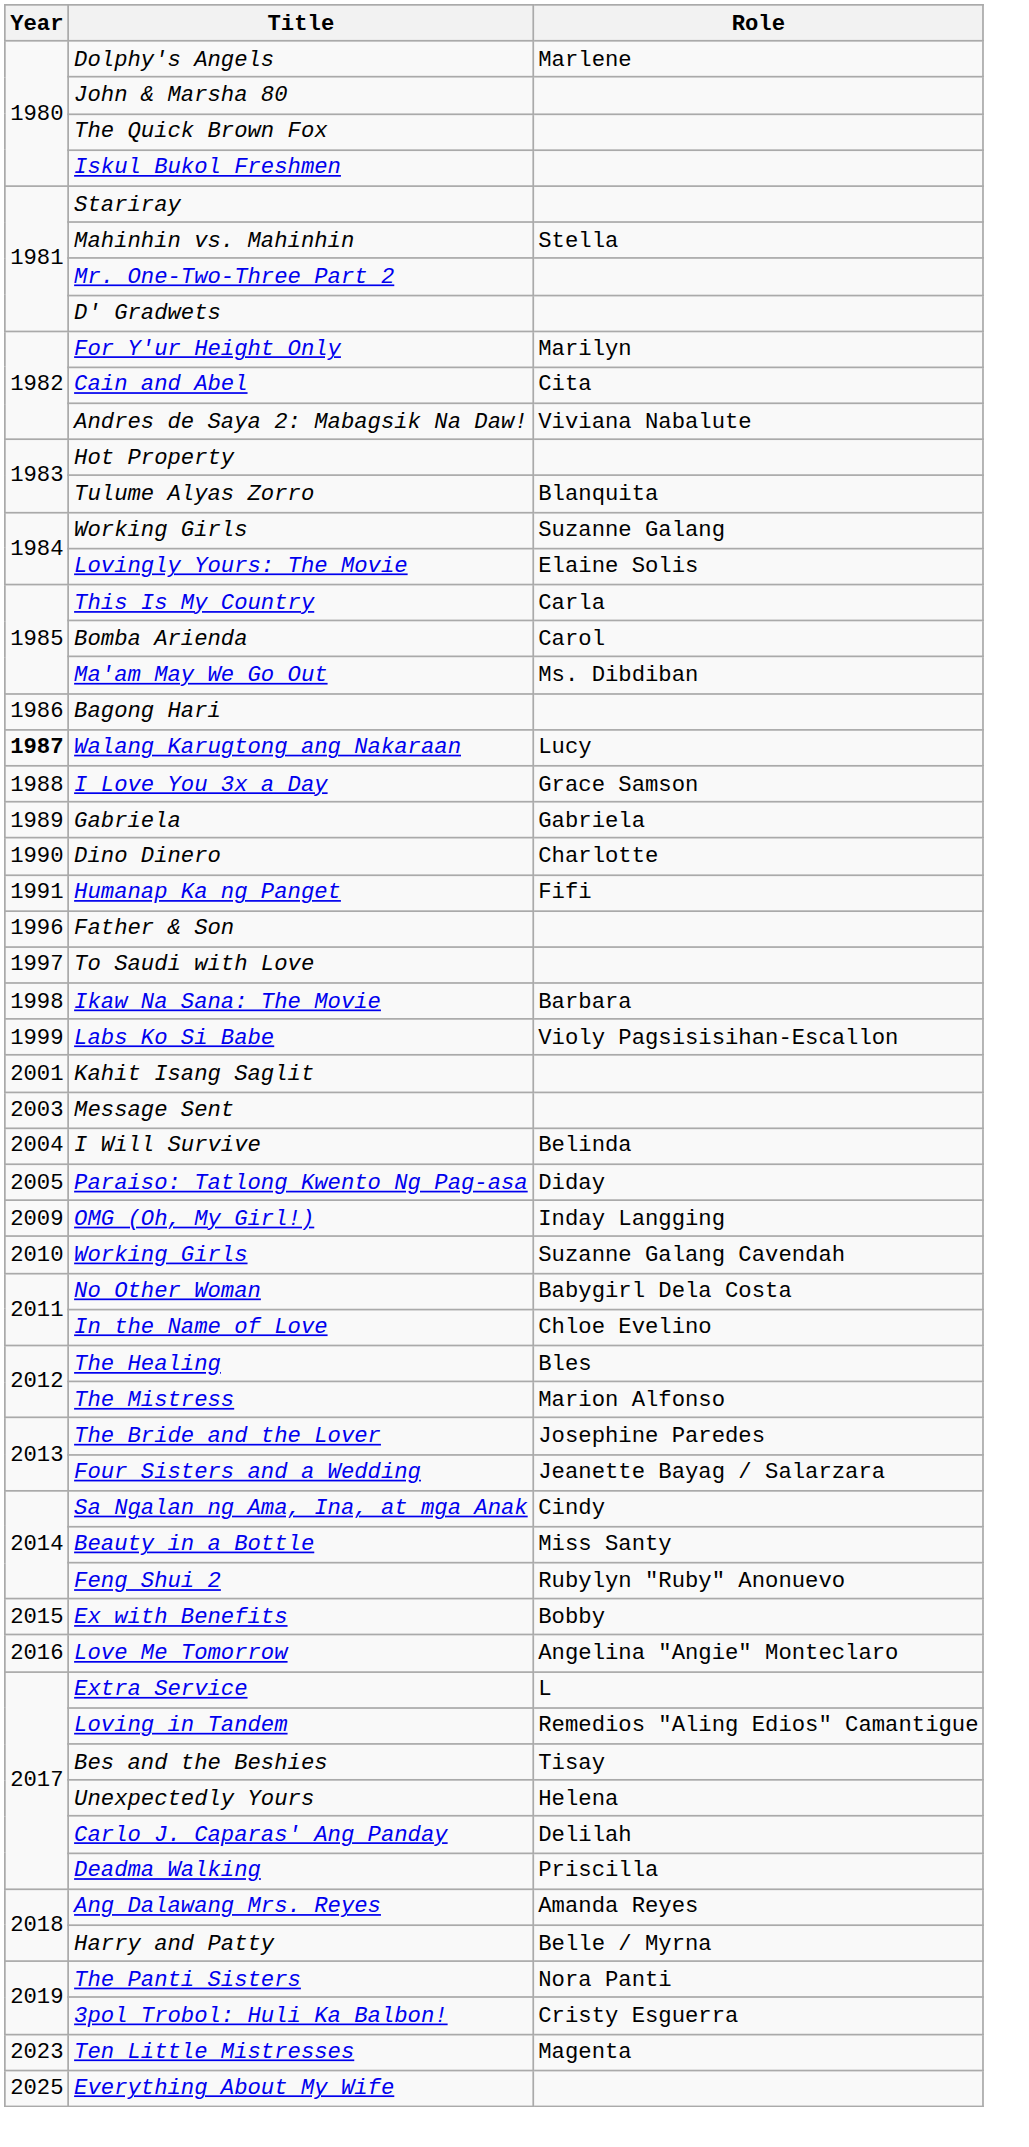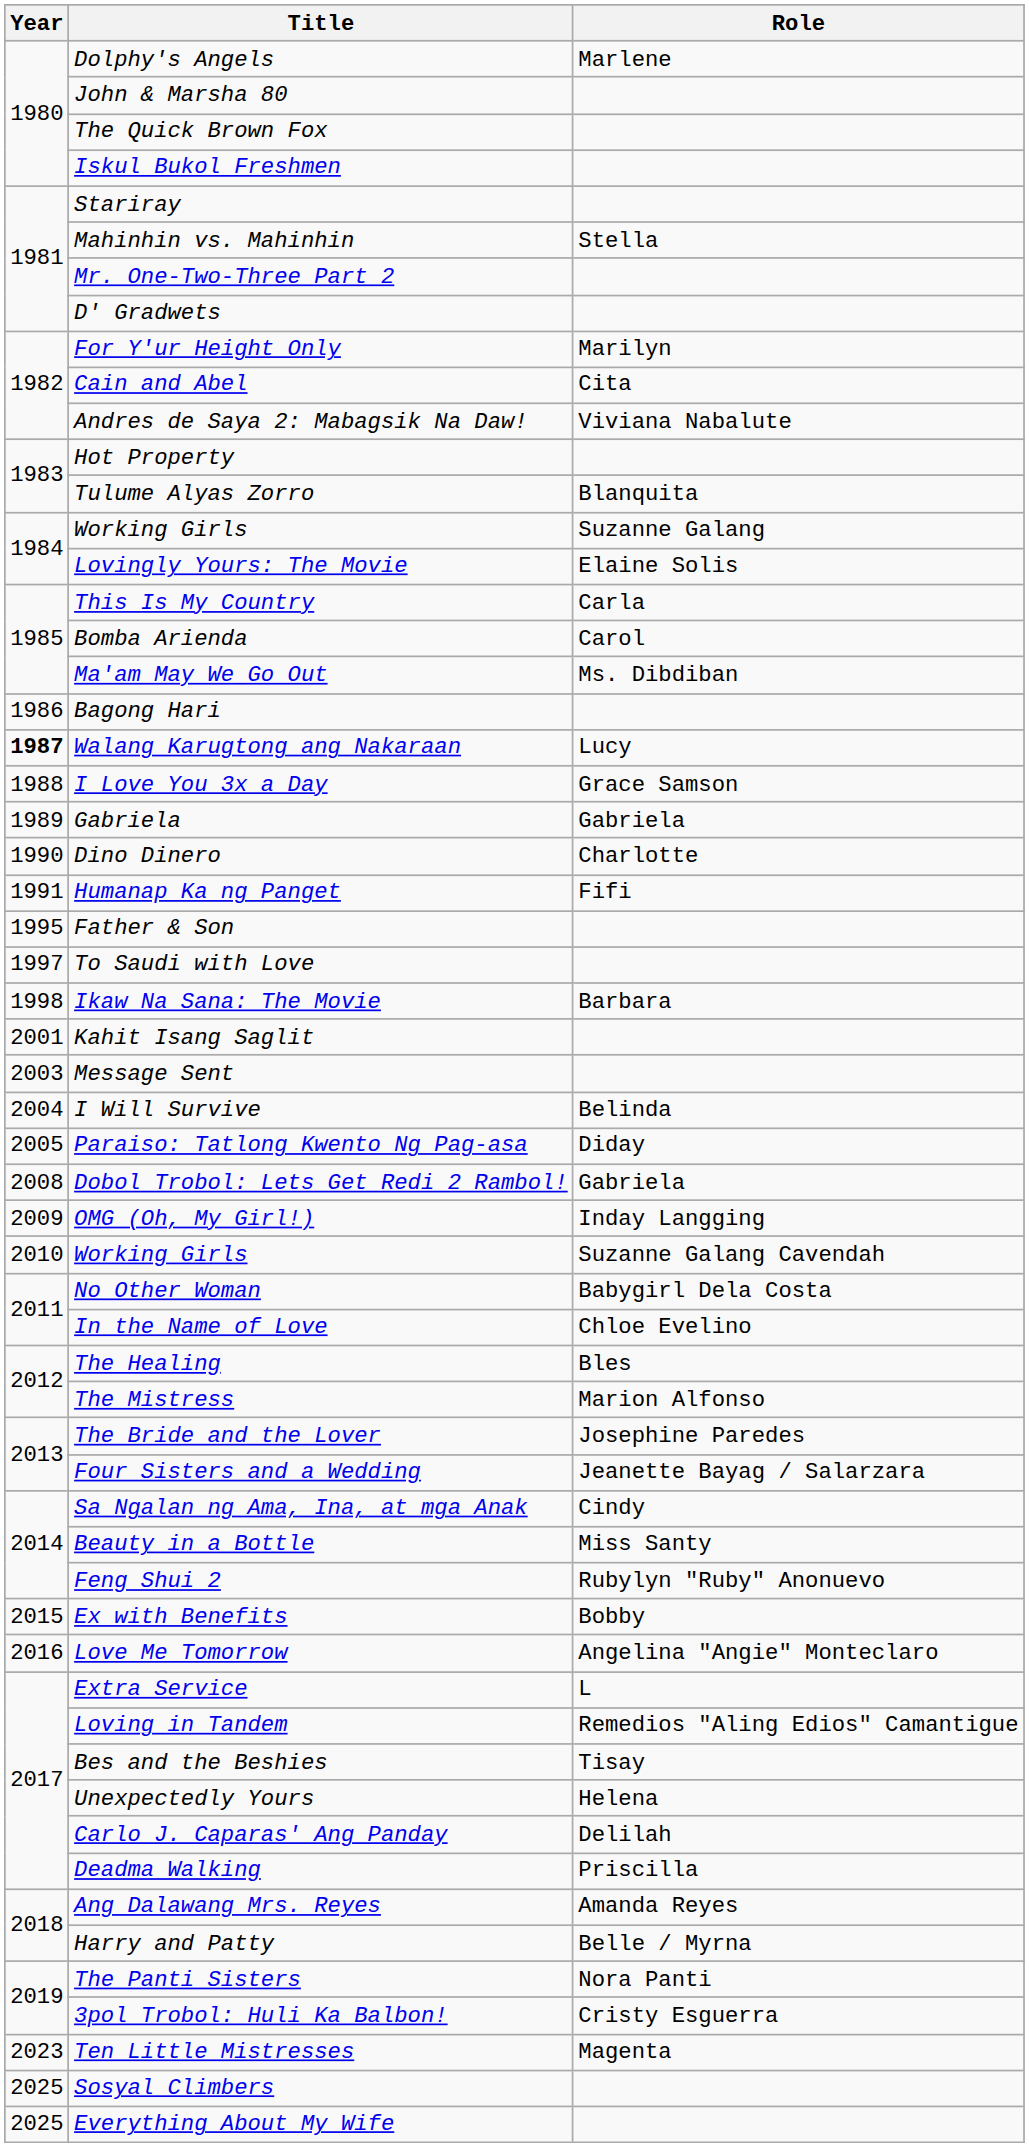(37, 929) 1996 -> (37, 929) 1995
- row: (174, 1037)
+ row: (321, 1182)
+ row: (174, 2088)
